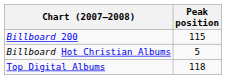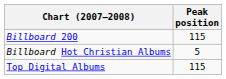(197, 67) 118 -> (197, 67) 115
